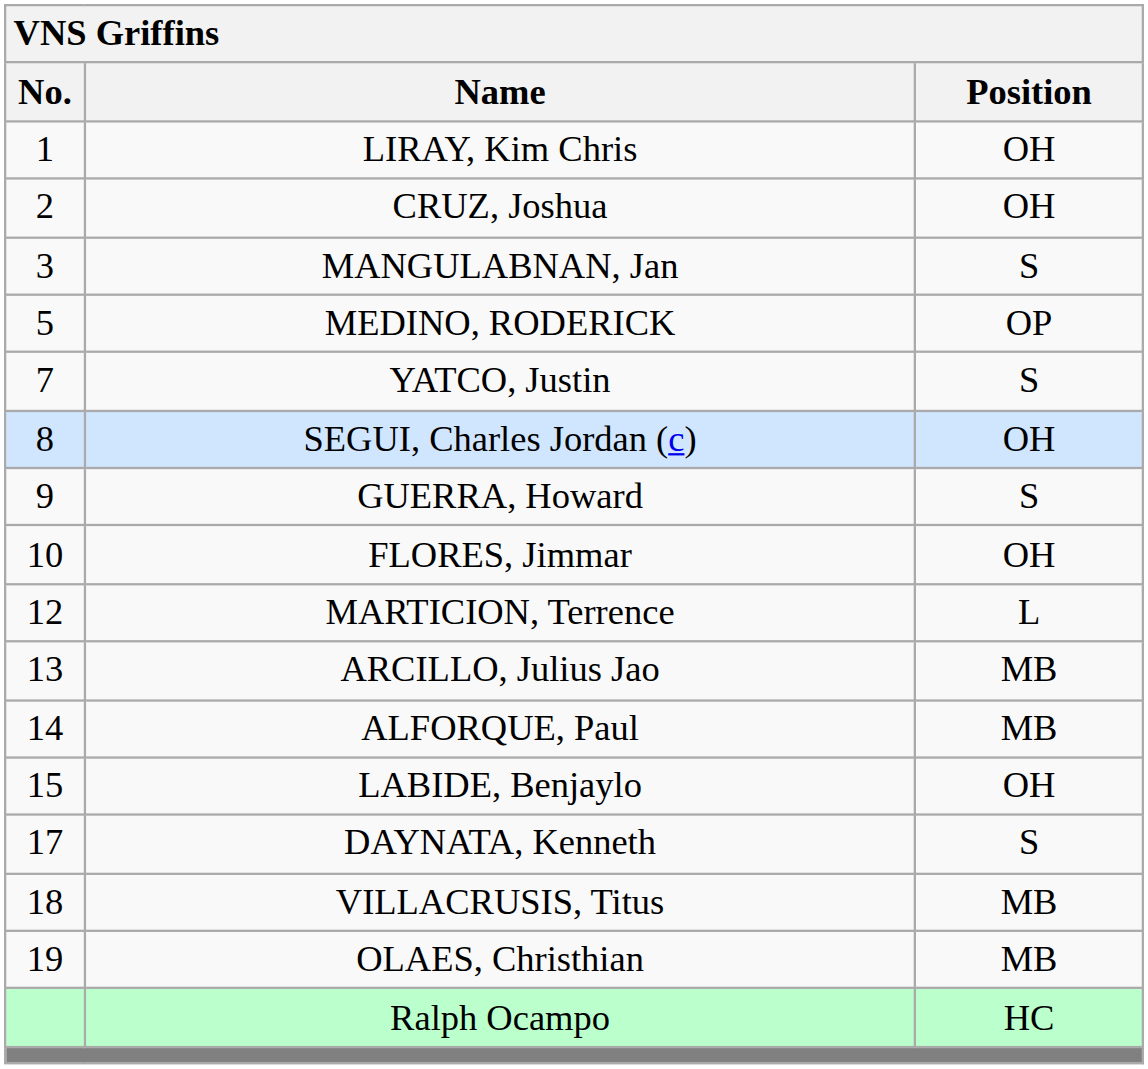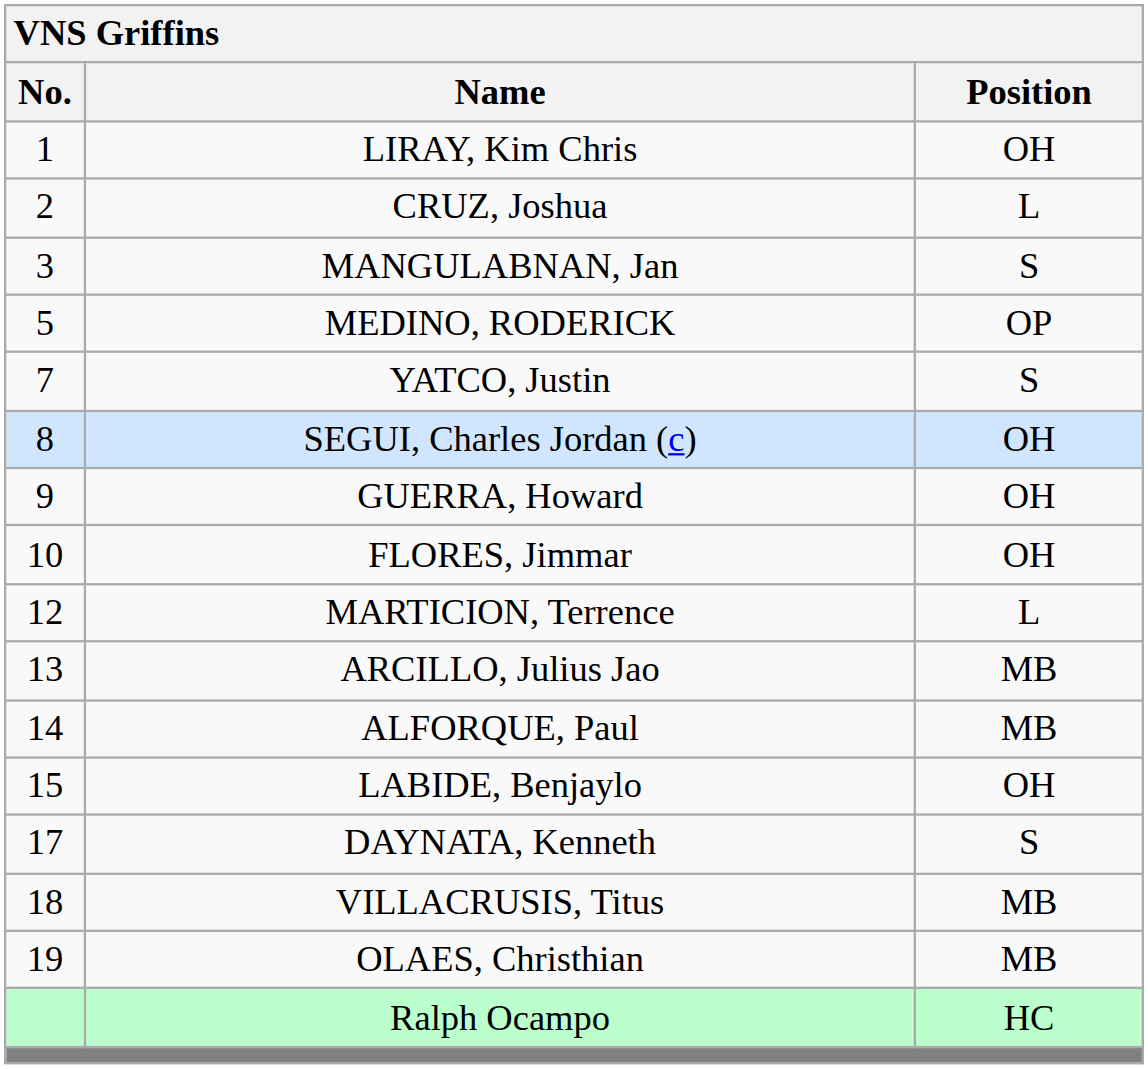(1029, 206) OH -> (1029, 206) L
(1029, 496) S -> (1029, 496) OH
